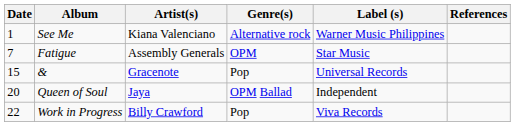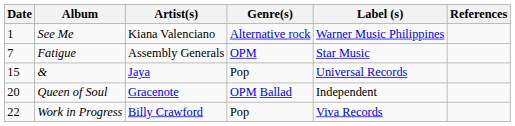(153, 72) Gracenote -> (139, 72) Jaya
(139, 92) Jaya -> (153, 92) Gracenote
